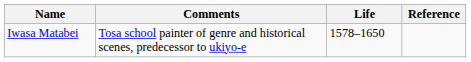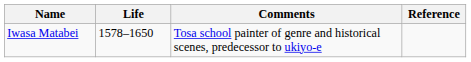columns swapped: (365, 14) <-> (211, 14)
